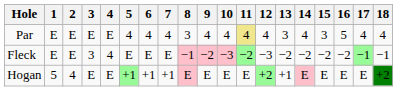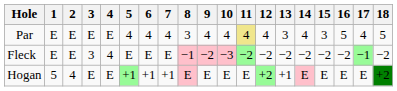(383, 34) 4 -> (383, 34) 5
(266, 55) −3 -> (266, 55) −2
(383, 55) −1 -> (383, 55) −2
